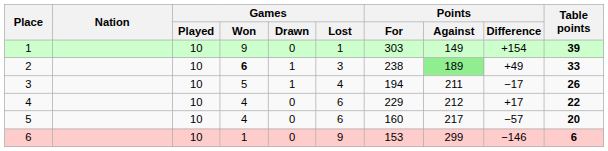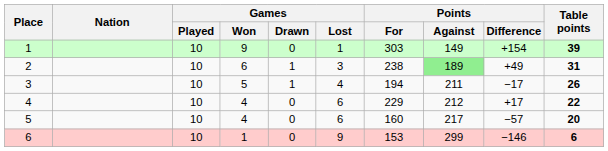(244, 66) bold -> (244, 66) normal
(574, 66) 33 -> (574, 66) 31
